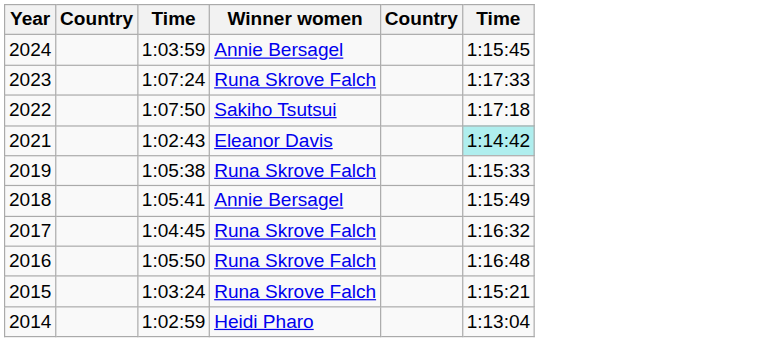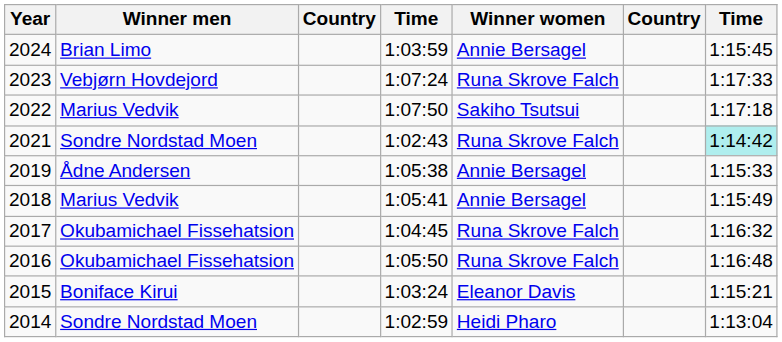+ column: (177, 19)
(273, 140) Eleanor Davis -> (538, 140) Runa Skrove Falch
(295, 170) Runa Skrove Falch -> (521, 170) Annie Bersagel
(295, 291) Runa Skrove Falch -> (516, 291) Eleanor Davis
